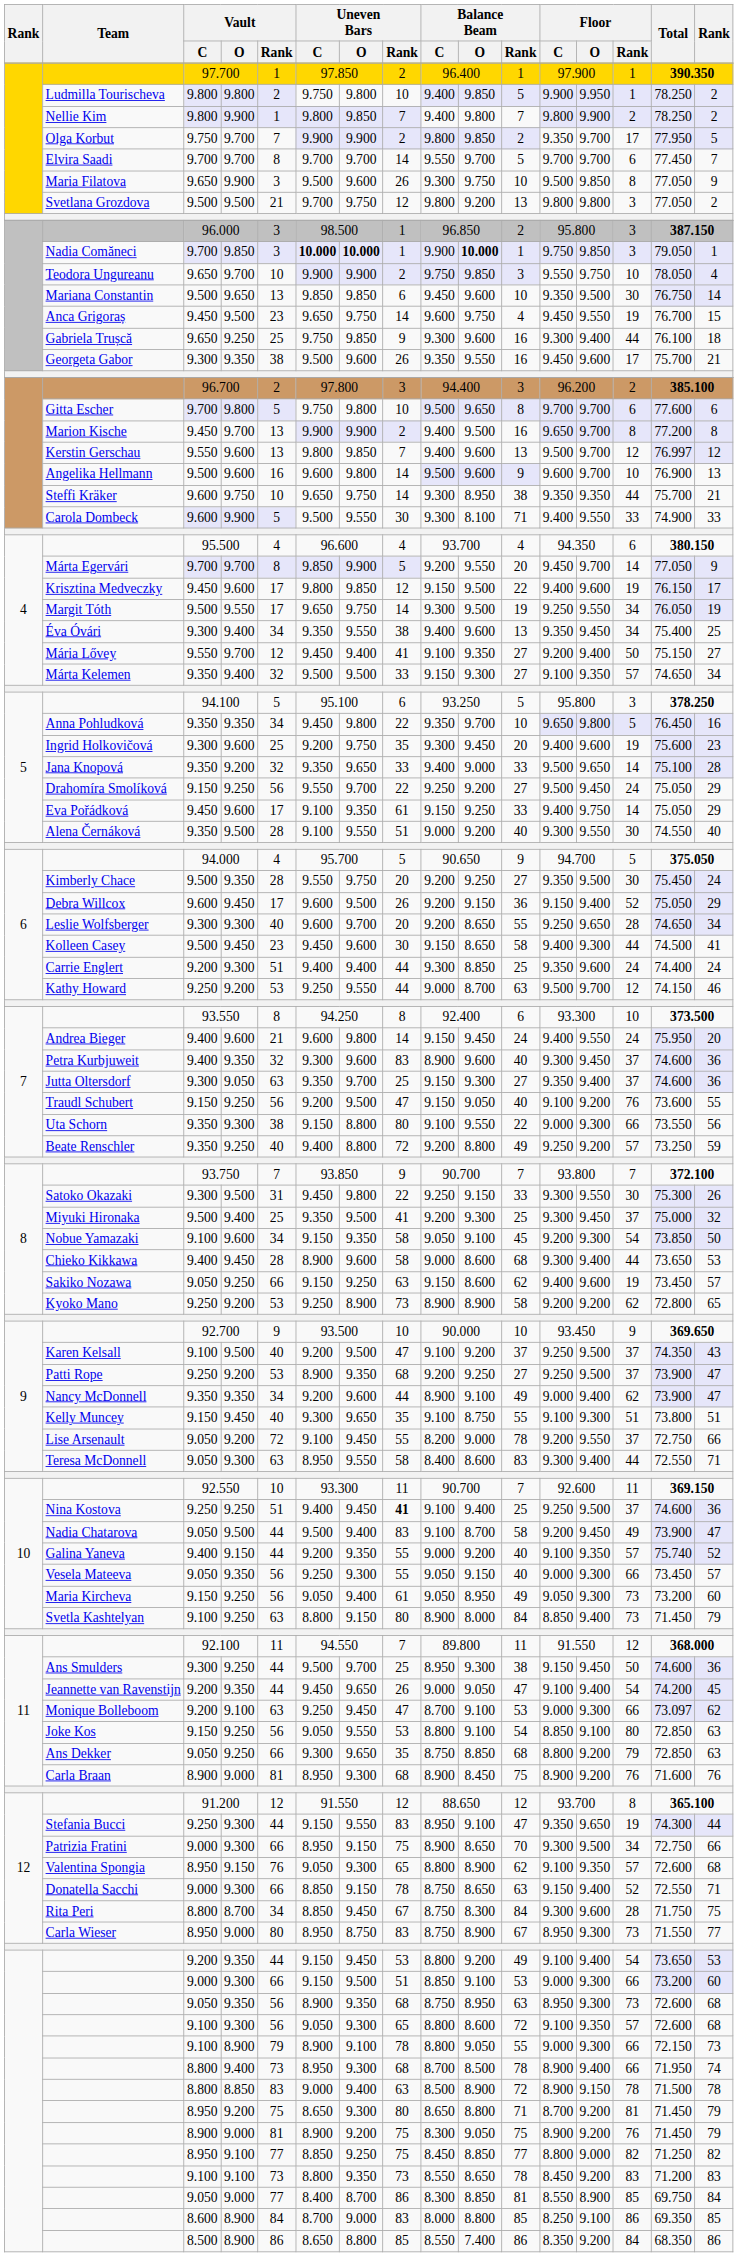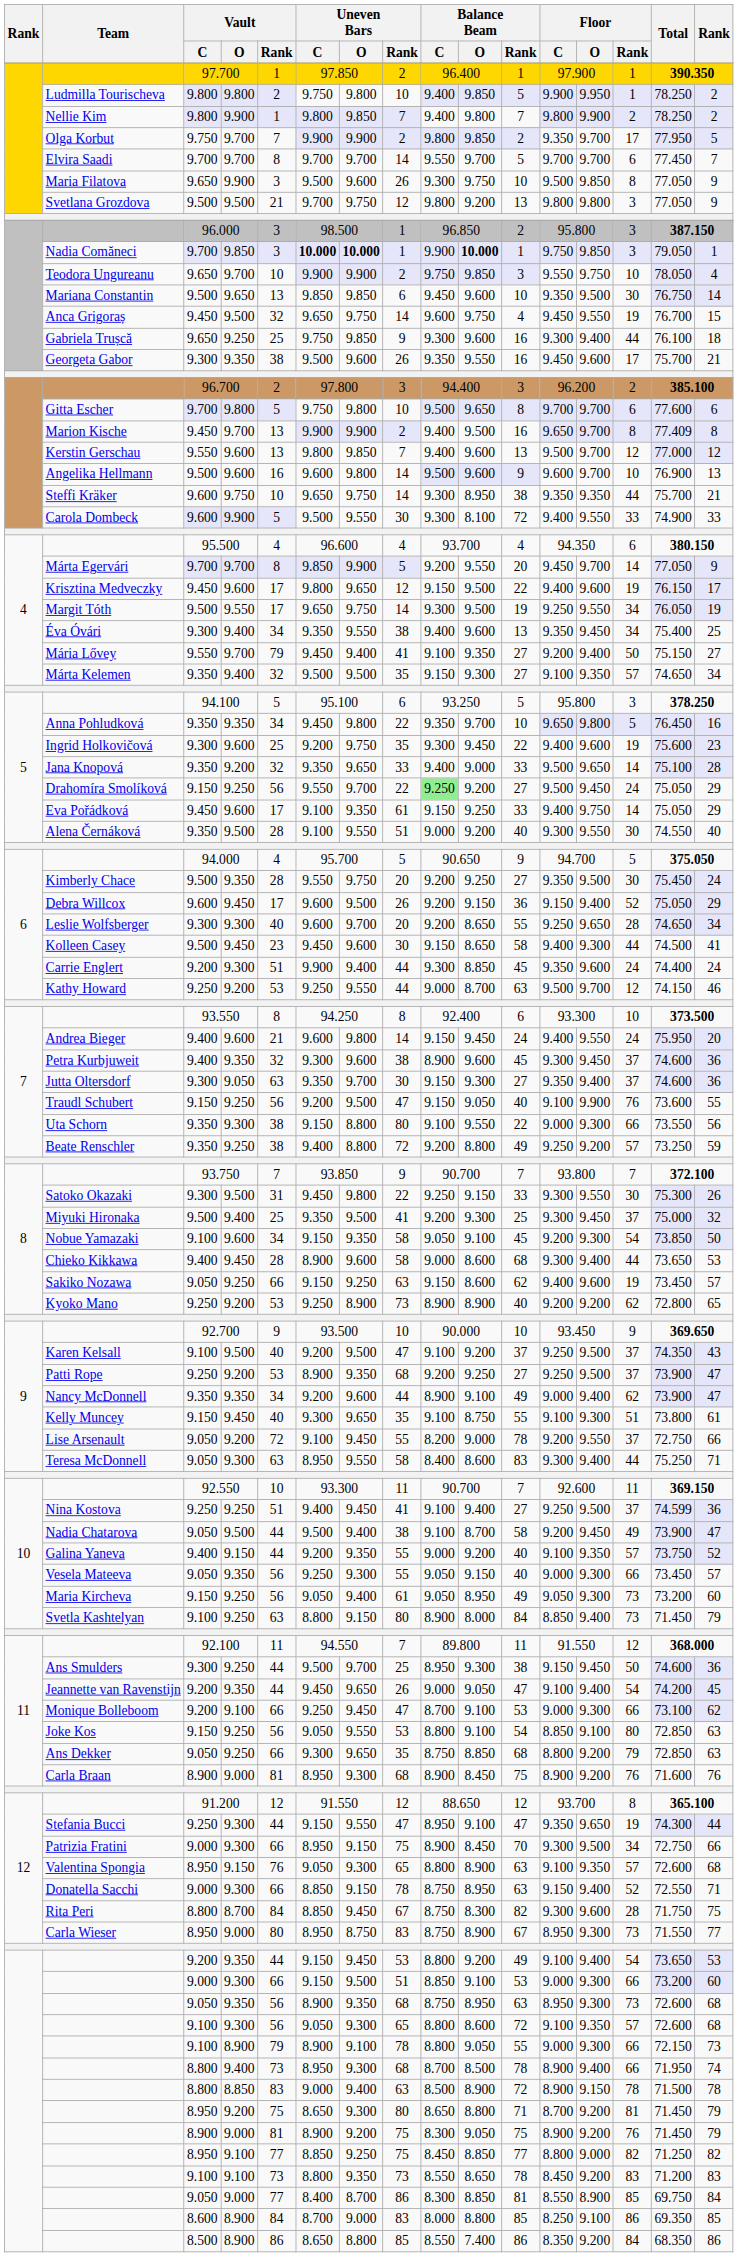(714, 203) 2 -> (714, 203) 9
(277, 317) 23 -> (277, 317) 32
(673, 431) 77.200 -> (673, 431) 77.409
(673, 452) 76.997 -> (673, 452) 77.000
(521, 517) 71 -> (521, 517) 72
(361, 588) 9.850 -> (361, 588) 9.650
(277, 653) 12 -> (277, 653) 79
(402, 674) 33 -> (402, 674) 35
(521, 745) 20 -> (521, 745) 22
(439, 788) no background -> (439, 788) lightgreen background
(318, 967) 9.400 -> (318, 967) 9.900
(521, 967) 25 -> (521, 967) 45
(402, 1060) 83 -> (402, 1060) 38
(521, 1060) 40 -> (521, 1060) 45
(402, 1081) 25 -> (402, 1081) 30
(595, 1103) 9.200 -> (595, 1103) 9.900
(277, 1146) 40 -> (277, 1146) 38
(521, 1303) 58 -> (521, 1303) 40
(714, 1417) 51 -> (714, 1417) 61
(673, 1461) 72.550 -> (673, 1461) 75.250
(402, 1510) bold -> (402, 1510) normal
(521, 1510) 25 -> (521, 1510) 27
(673, 1510) 74.600 -> (673, 1510) 74.599
(402, 1532) 83 -> (402, 1532) 38
(673, 1553) 75.740 -> (673, 1553) 73.750
(277, 1710) 63 -> (277, 1710) 66
(673, 1710) 73.097 -> (673, 1710) 73.100
(402, 1825) 83 -> (402, 1825) 47
(480, 1846) 8.650 -> (480, 1846) 8.450
(521, 1868) 62 -> (521, 1868) 63
(480, 1889) 8.650 -> (480, 1889) 8.950
(277, 1911) 34 -> (277, 1911) 84
(521, 1911) 84 -> (521, 1911) 82
